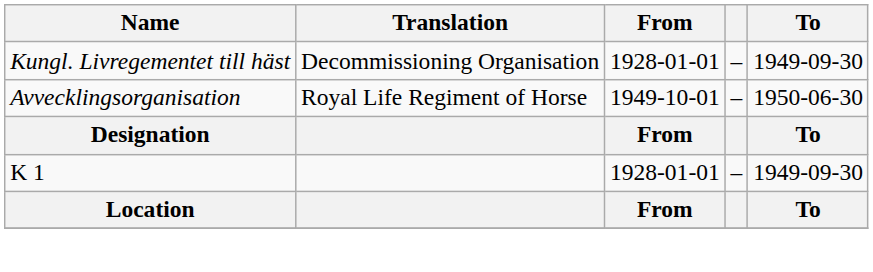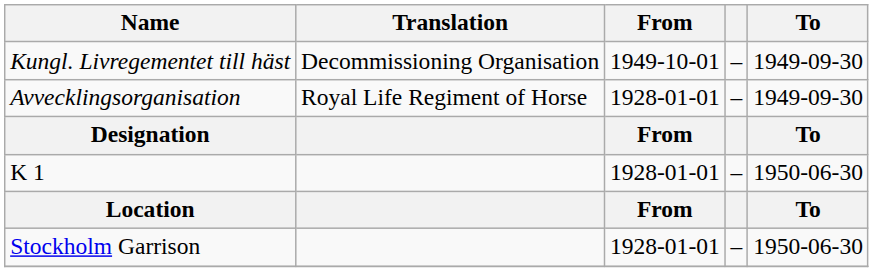(665, 60) 1928-01-01 -> (665, 60) 1949-10-01
(665, 97) 1949-10-01 -> (665, 97) 1928-01-01
(808, 97) 1950-06-30 -> (808, 97) 1949-09-30
(808, 172) 1949-09-30 -> (808, 172) 1950-06-30
+ row: (105, 246)
